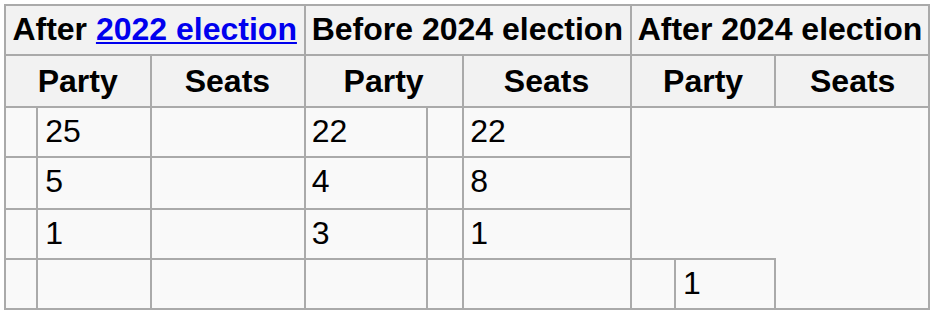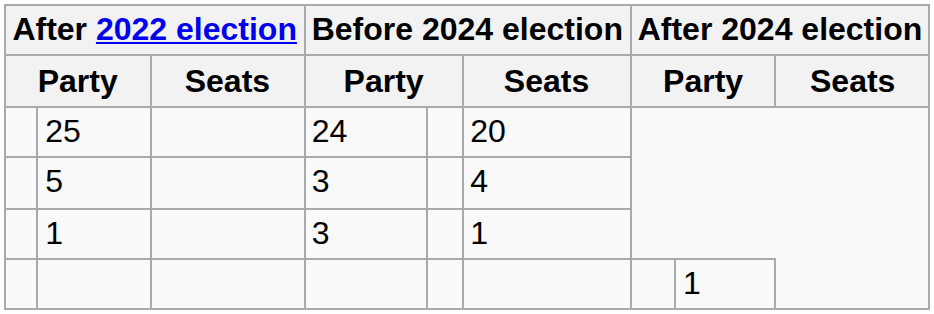(329, 131) 22 -> (329, 131) 24
(488, 131) 22 -> (488, 131) 20
(321, 182) 4 -> (321, 182) 3
(479, 182) 8 -> (479, 182) 4
